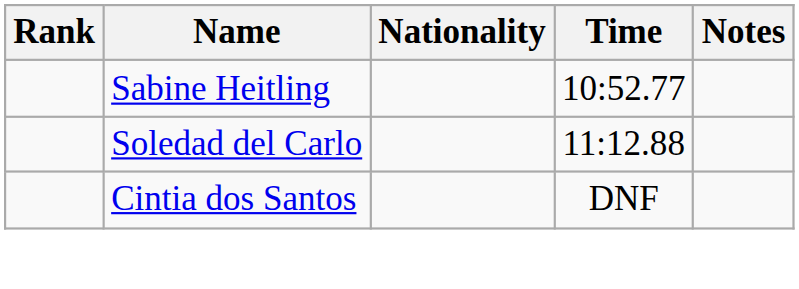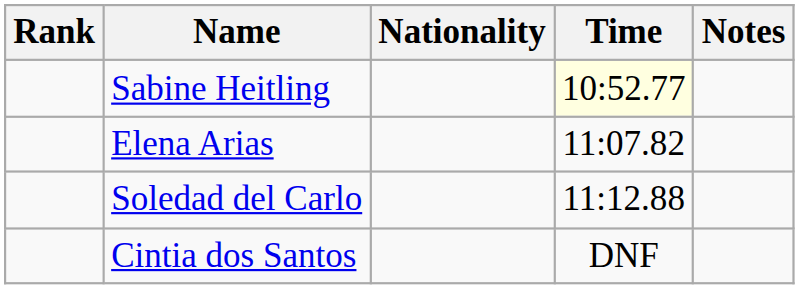(624, 87) no background -> (624, 87) lightyellow background
+ row: (192, 143)
